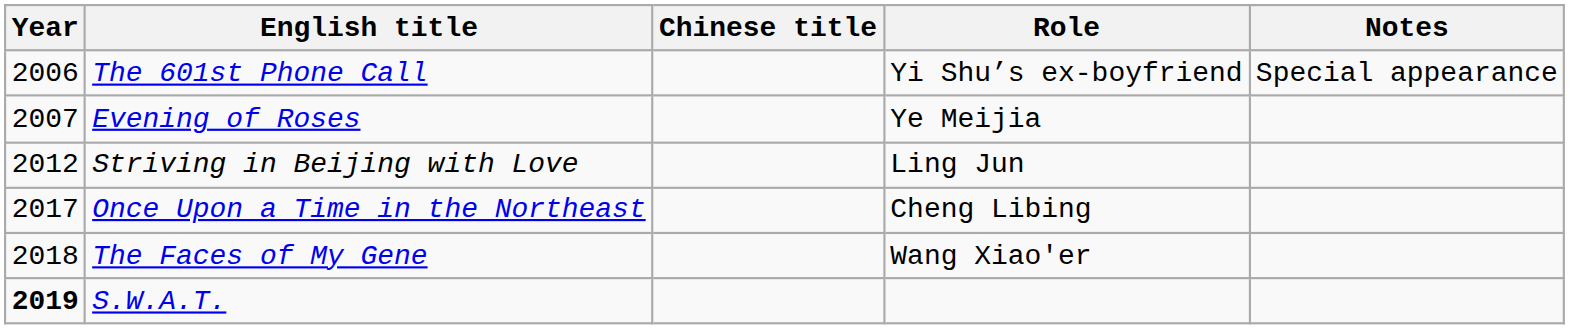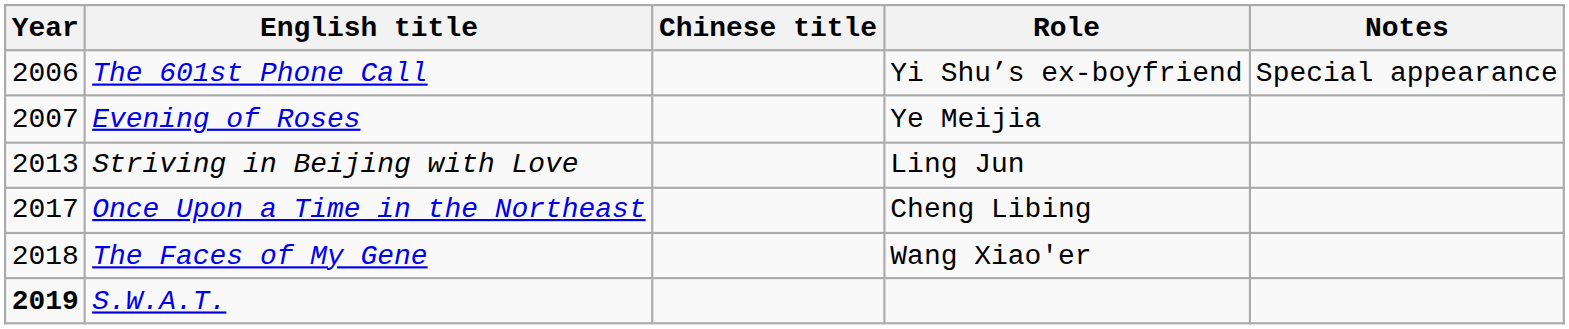(45, 165) 2012 -> (45, 165) 2013
